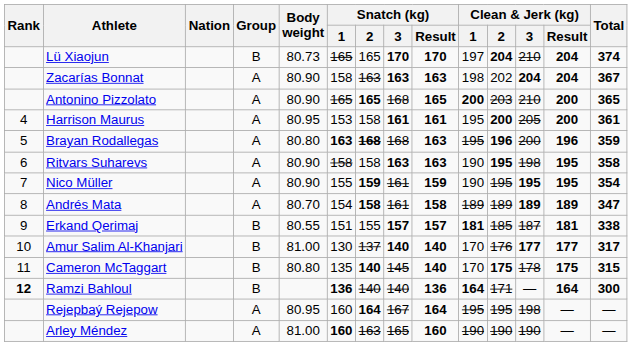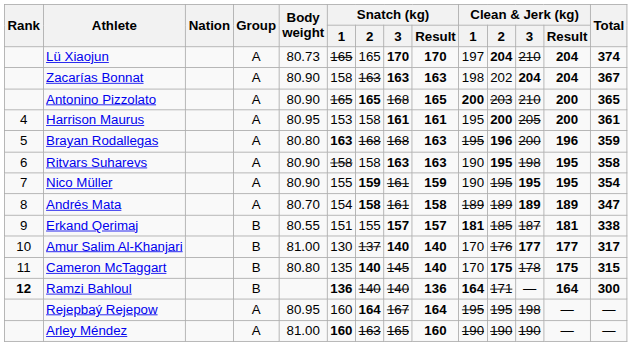(256, 57) B -> (256, 57) A
(370, 141) bold -> (370, 141) normal
